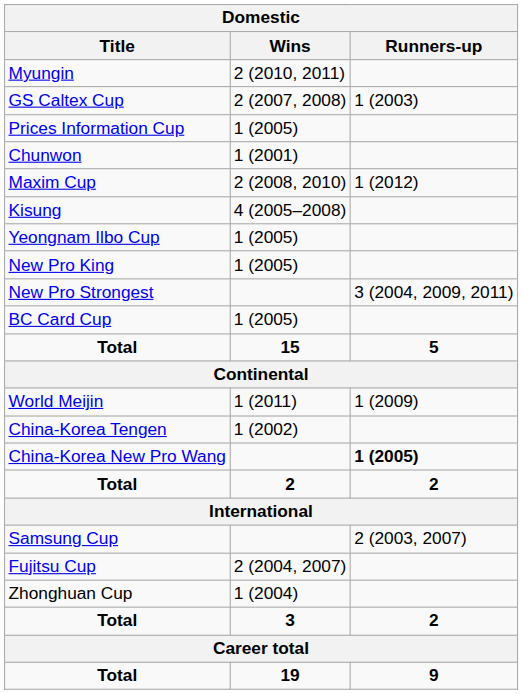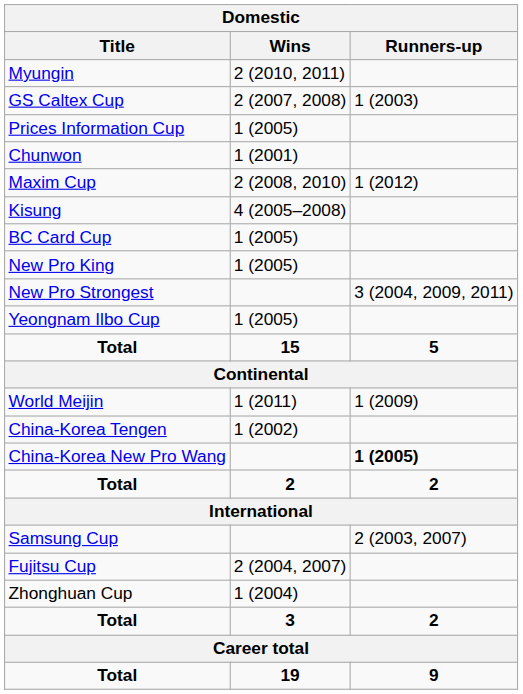rows swapped: (60, 319) <-> (84, 237)
